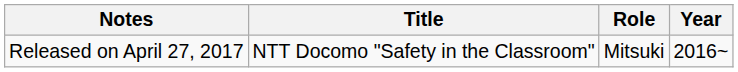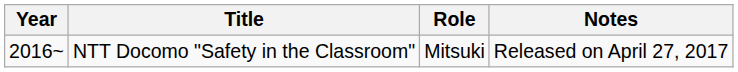columns swapped: (701, 19) <-> (126, 19)
